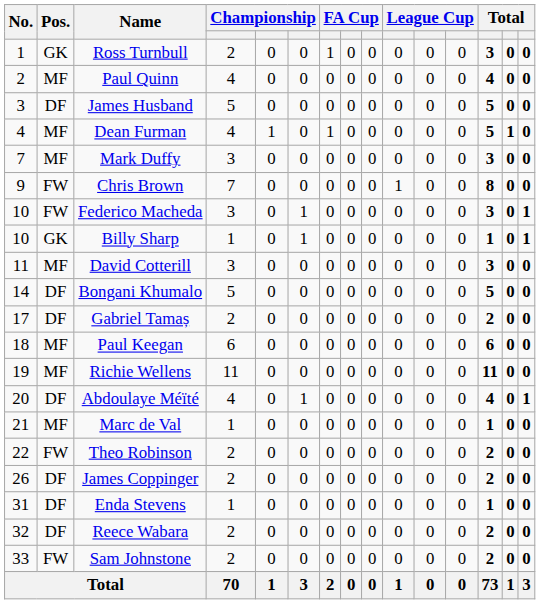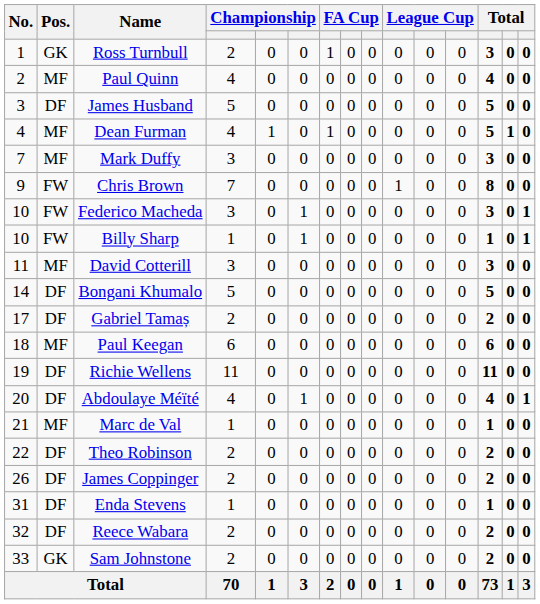(56, 238) GK -> (56, 238) FW
(56, 371) MF -> (56, 371) DF
(56, 451) FW -> (56, 451) DF
(56, 558) FW -> (56, 558) GK
